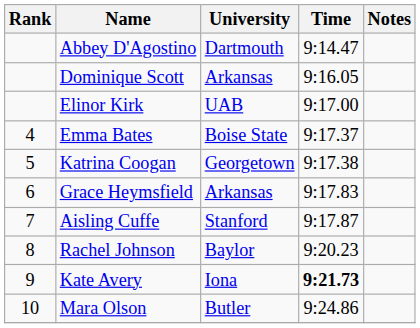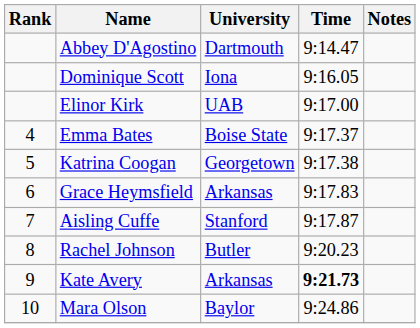(239, 76) Arkansas -> (221, 76) Iona
(230, 250) Baylor -> (228, 250) Butler
(221, 279) Iona -> (239, 279) Arkansas
(228, 308) Butler -> (230, 308) Baylor
